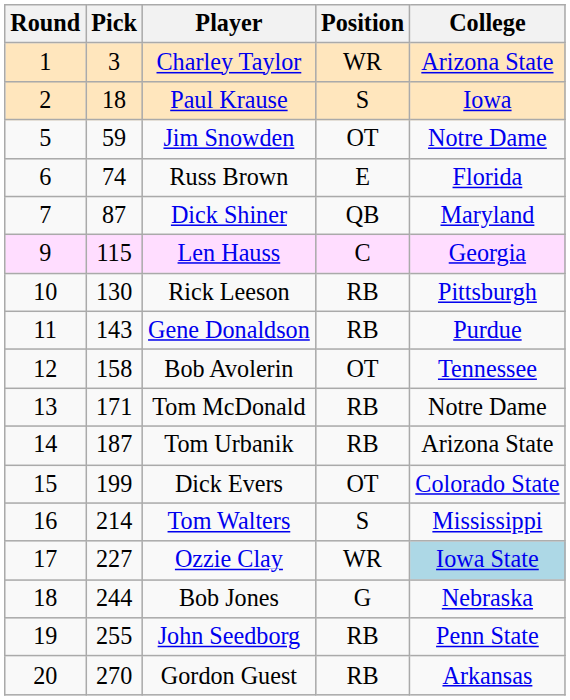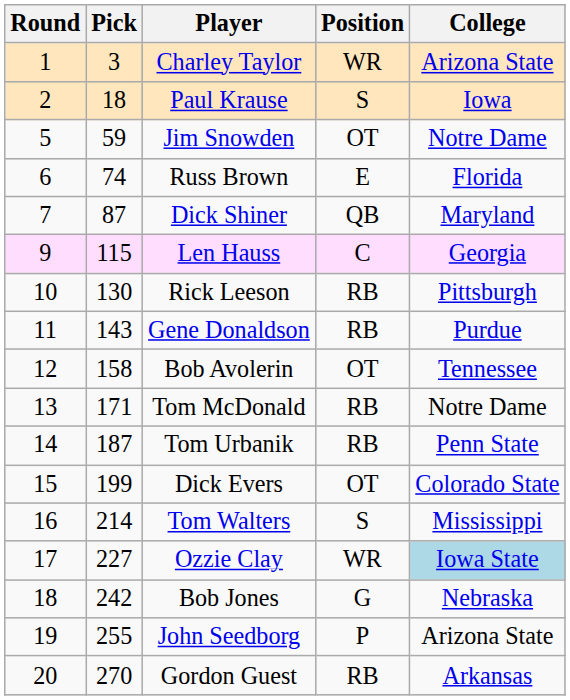(487, 445) Arizona State -> (487, 445) Penn State
(114, 598) 244 -> (114, 598) 242
(363, 636) RB -> (363, 636) P
(487, 636) Penn State -> (487, 636) Arizona State
